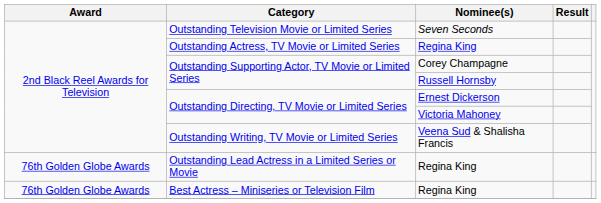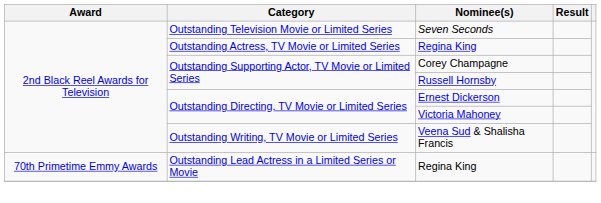(86, 167) 76th Golden Globe Awards -> (86, 167) 70th Primetime Emmy Awards
- row: (272, 190)
